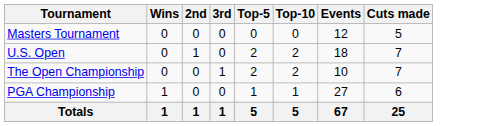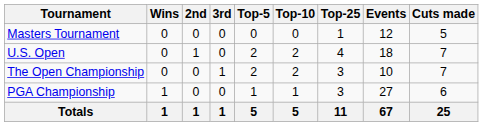+ column: (341, 14)
